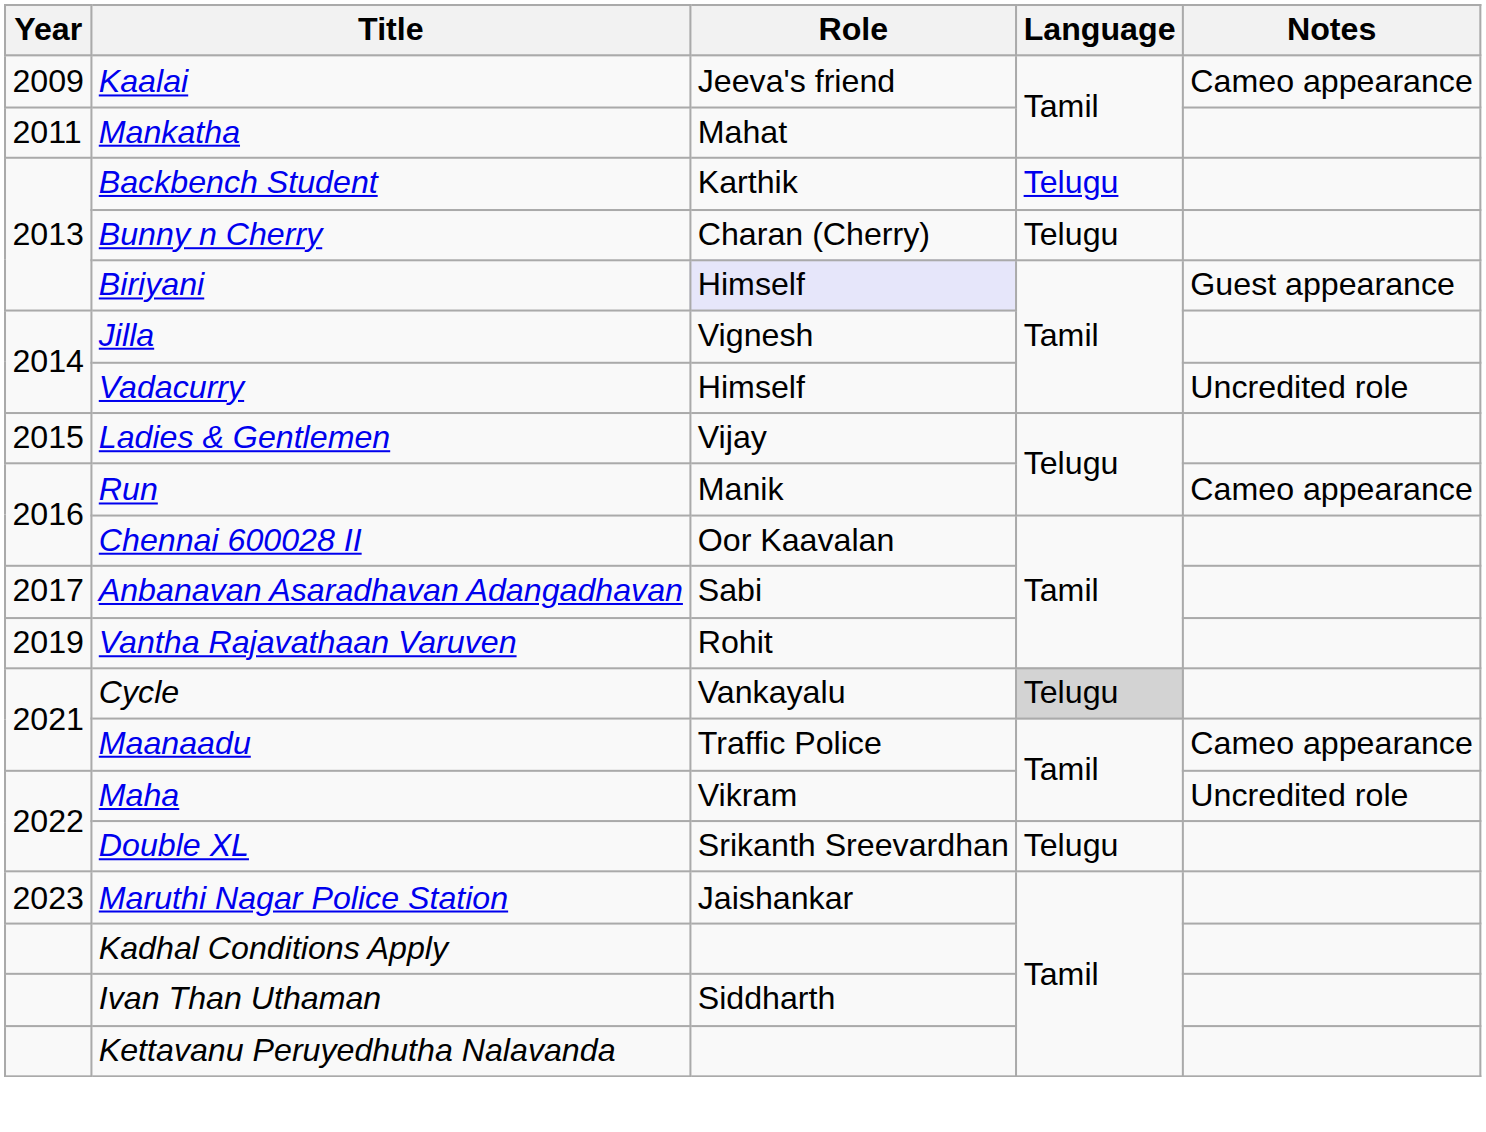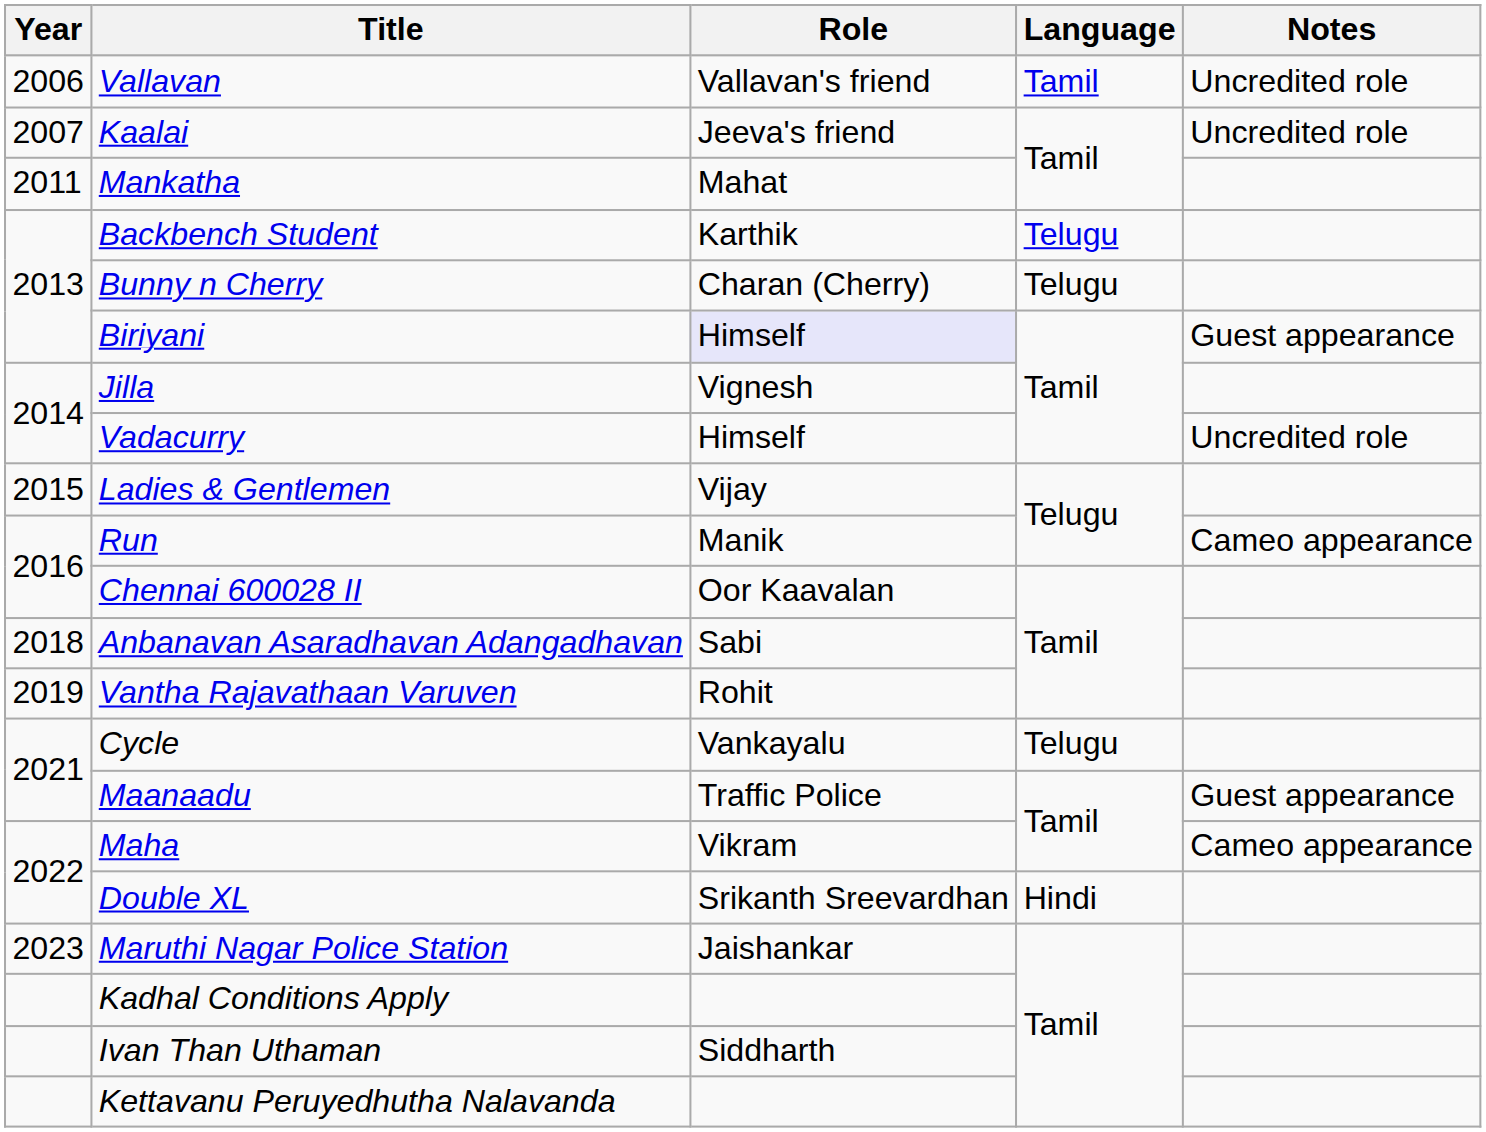+ row: (160, 81)
(48, 81) 2009 -> (48, 132) 2007
(1332, 81) Cameo appearance -> (1299, 132) Uncredited role
(48, 591) 2017 -> (48, 642) 2018
(1071, 693) lightgrey background -> (1071, 744) no background
(1332, 744) Cameo appearance -> (1323, 795) Guest appearance
(1299, 795) Uncredited role -> (1332, 846) Cameo appearance
(1071, 846) Telugu -> (1060, 897) Hindi
